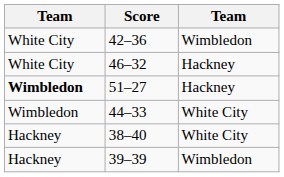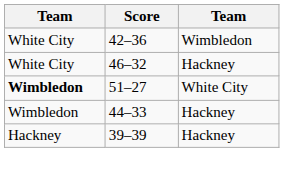(208, 87) Hackney -> (215, 87) White City
(215, 111) White City -> (208, 111) Hackney
- row: (128, 135)
(217, 159) Wimbledon -> (208, 135) Hackney
